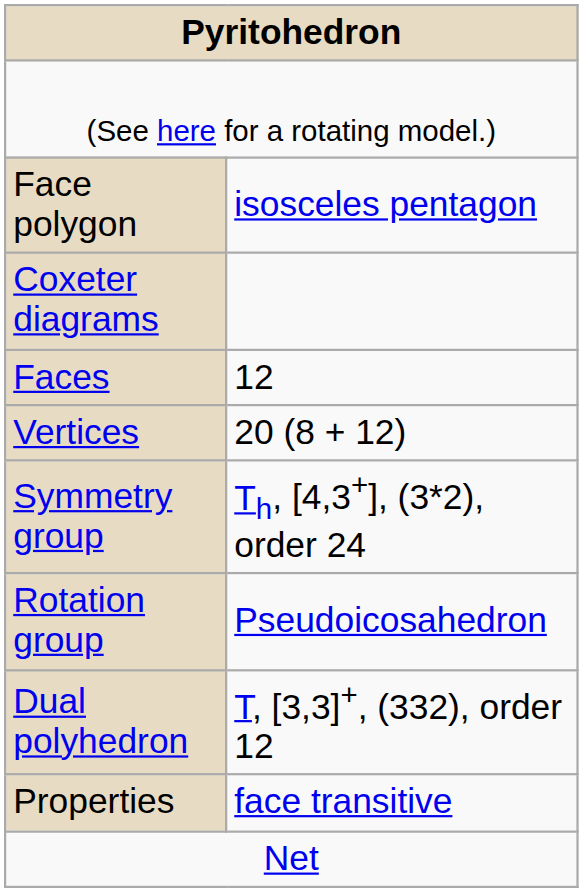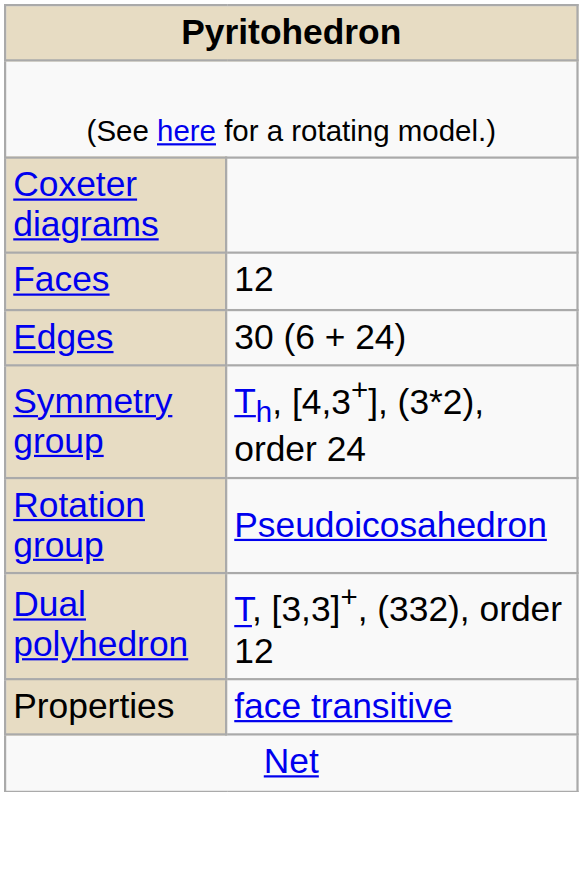- row: (75, 204)
+ row: (63, 336)
- row: (76, 432)
